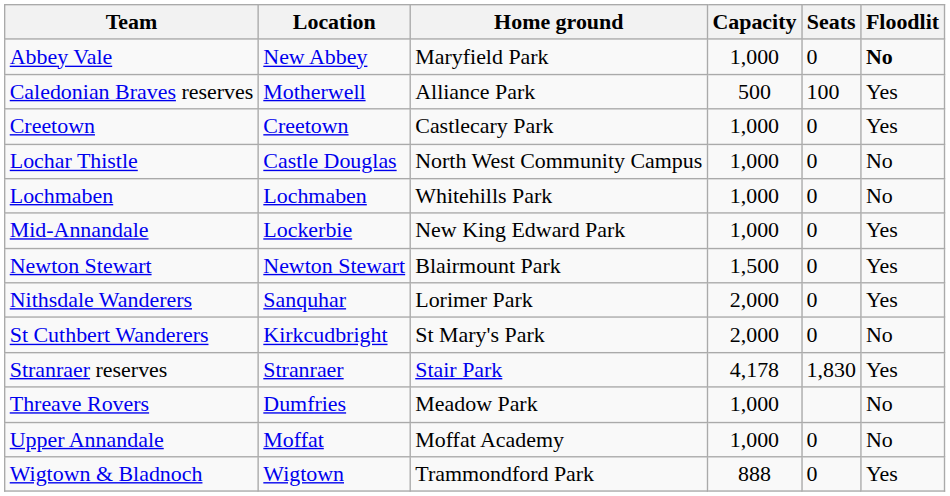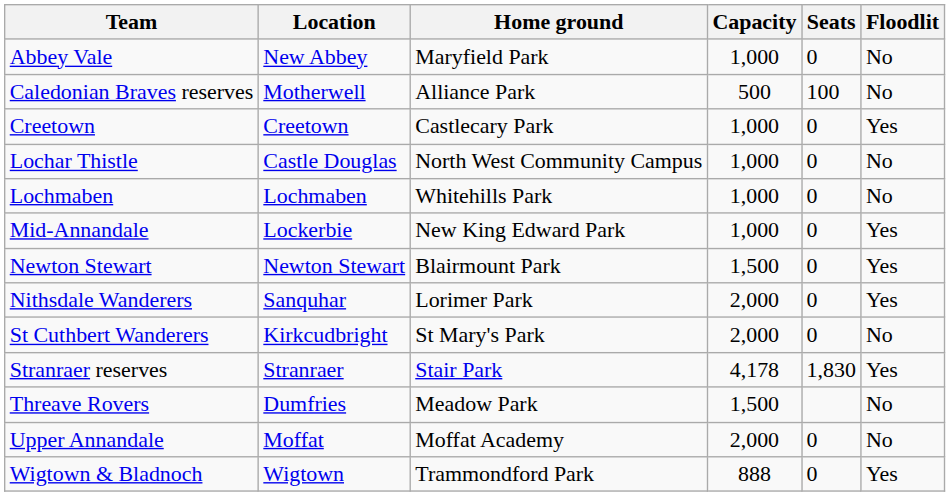(879, 56) bold -> (879, 56) normal
(882, 91) Yes -> (879, 91) No
(754, 404) 1,000 -> (754, 404) 1,500
(754, 439) 1,000 -> (754, 439) 2,000
